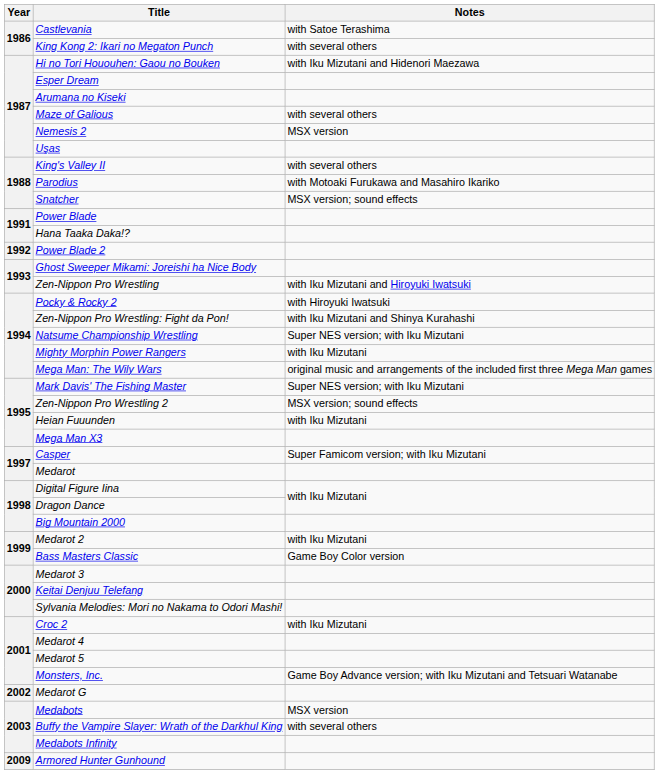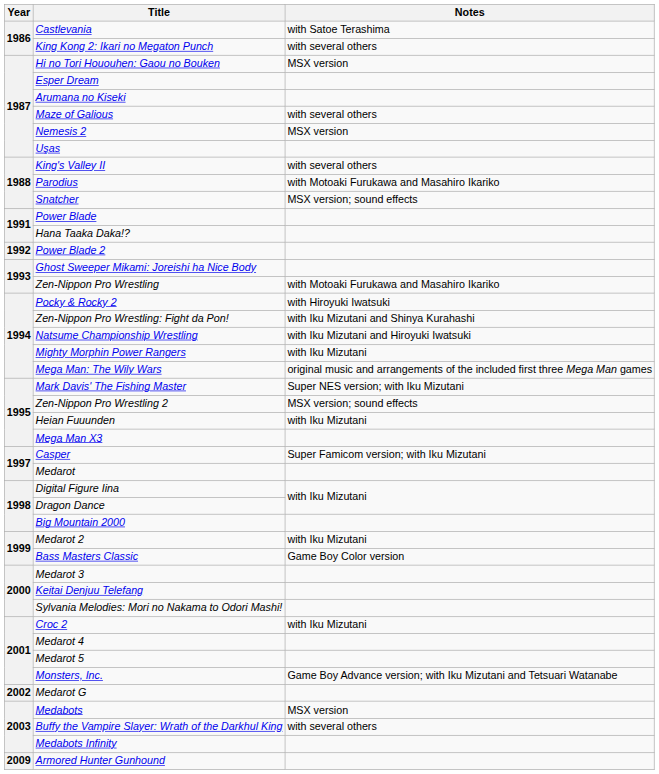(383, 64) with Iku Mizutani and Hidenori Maezawa -> (318, 64) MSX version
(379, 285) with Iku Mizutani and Hiroyuki Iwatsuki -> (393, 285) with Motoaki Furukawa and Masahiro Ikariko
(376, 336) Super NES version; with Iku Mizutani -> (379, 336) with Iku Mizutani and Hiroyuki Iwatsuki
